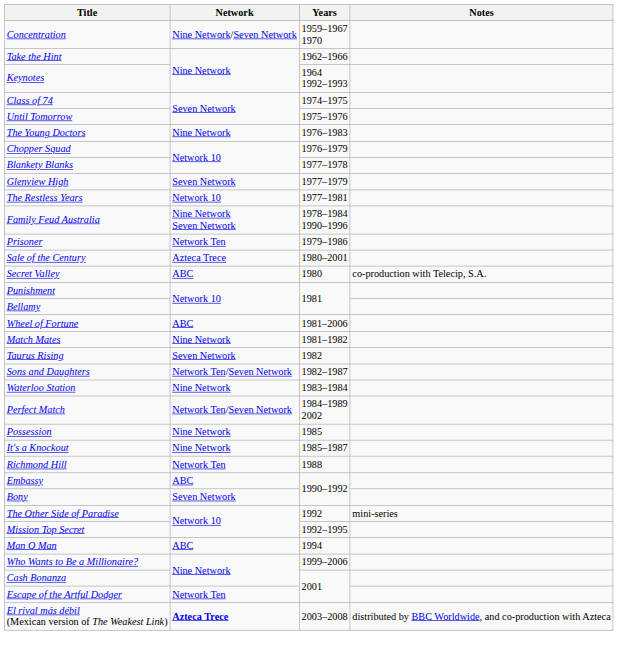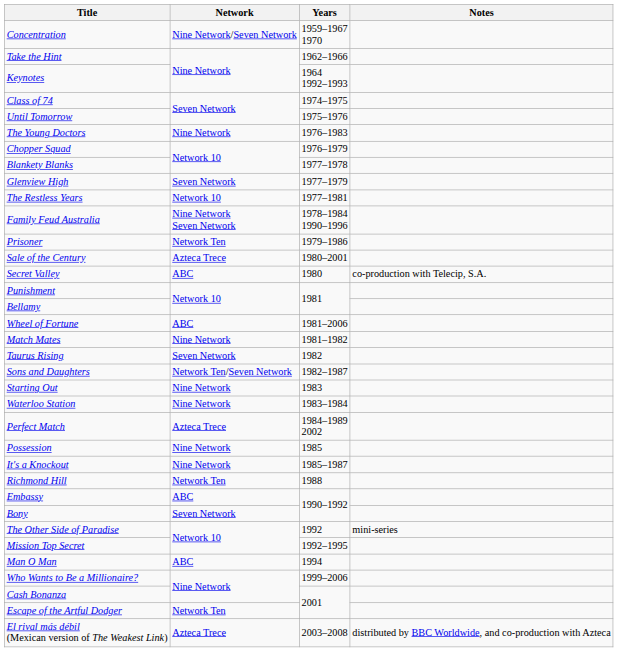+ row: (32, 388)
(232, 410) Network Ten/Seven Network -> (199, 426) Azteca Trece
(200, 616) bold -> (199, 632) normal
